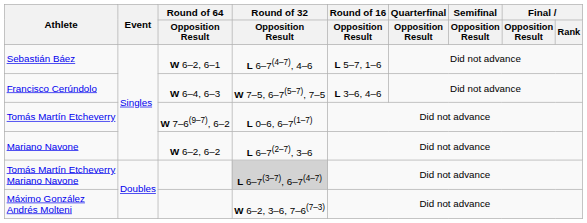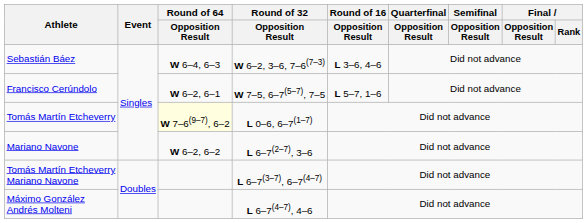(195, 65) W 6–2, 6–1 -> (195, 65) W 6–4, 6–3
(280, 65) L 6–7(4–7), 4–6 -> (280, 65) W 6–2, 3–6, 7–6(7–3)
(358, 65) L 5–7, 1–6 -> (358, 65) L 3–6, 4–6
(195, 94) W 6–4, 6–3 -> (195, 94) W 6–2, 6–1
(358, 94) L 3–6, 4–6 -> (358, 94) L 5–7, 1–6
(195, 123) no background -> (195, 123) lightyellow background
(280, 181) lightgrey background -> (280, 181) no background
(280, 210) W 6–2, 3–6, 7–6(7–3) -> (280, 210) L 6–7(4–7), 4–6
